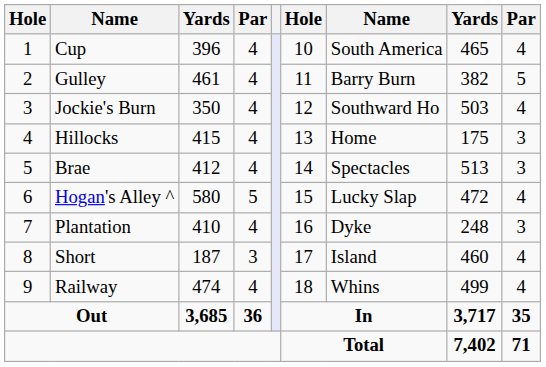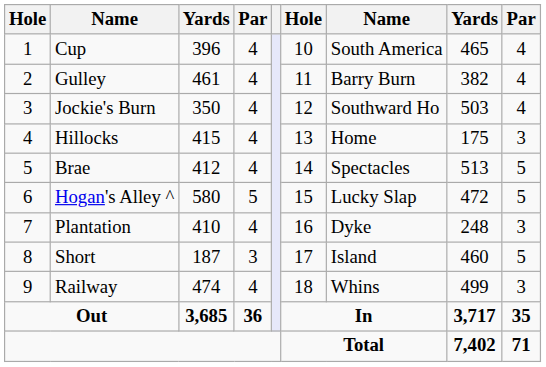(521, 78) 5 -> (521, 78) 4
(521, 167) 3 -> (521, 167) 5
(521, 197) 4 -> (521, 197) 5
(521, 256) 4 -> (521, 256) 5
(521, 286) 4 -> (521, 286) 3
